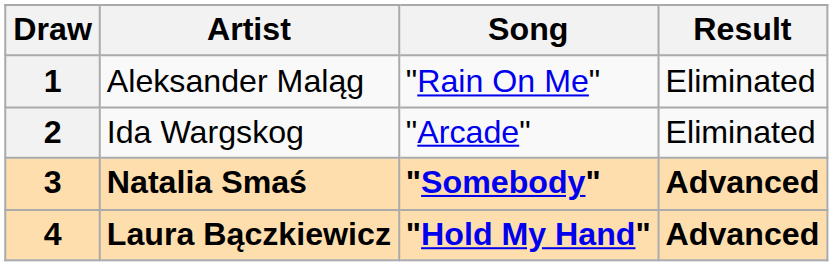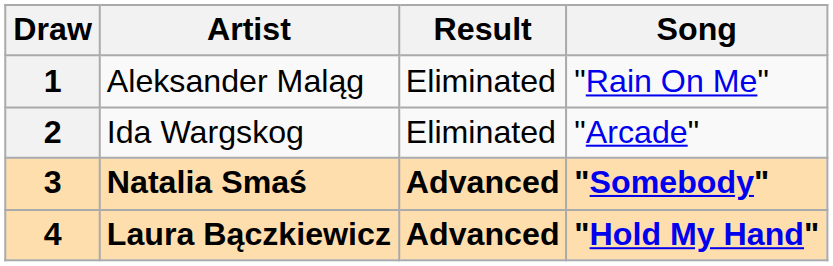columns swapped: (528, 30) <-> (742, 30)
